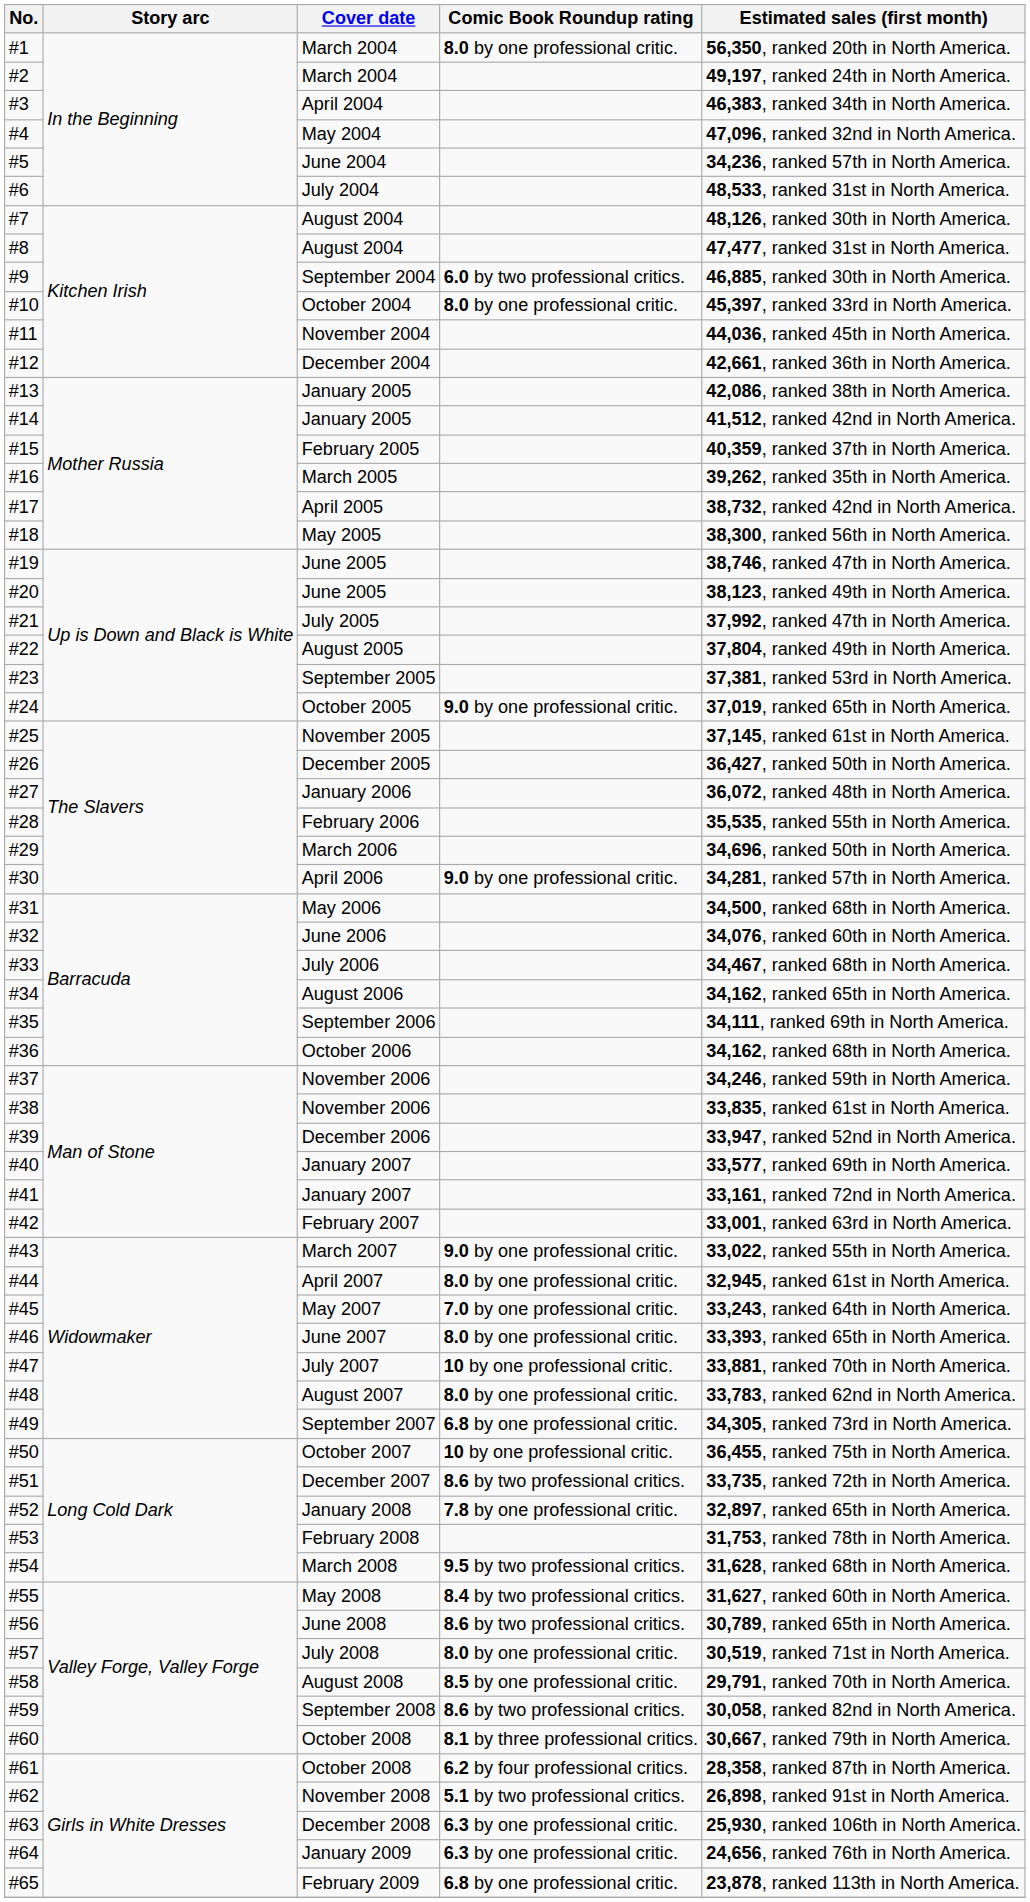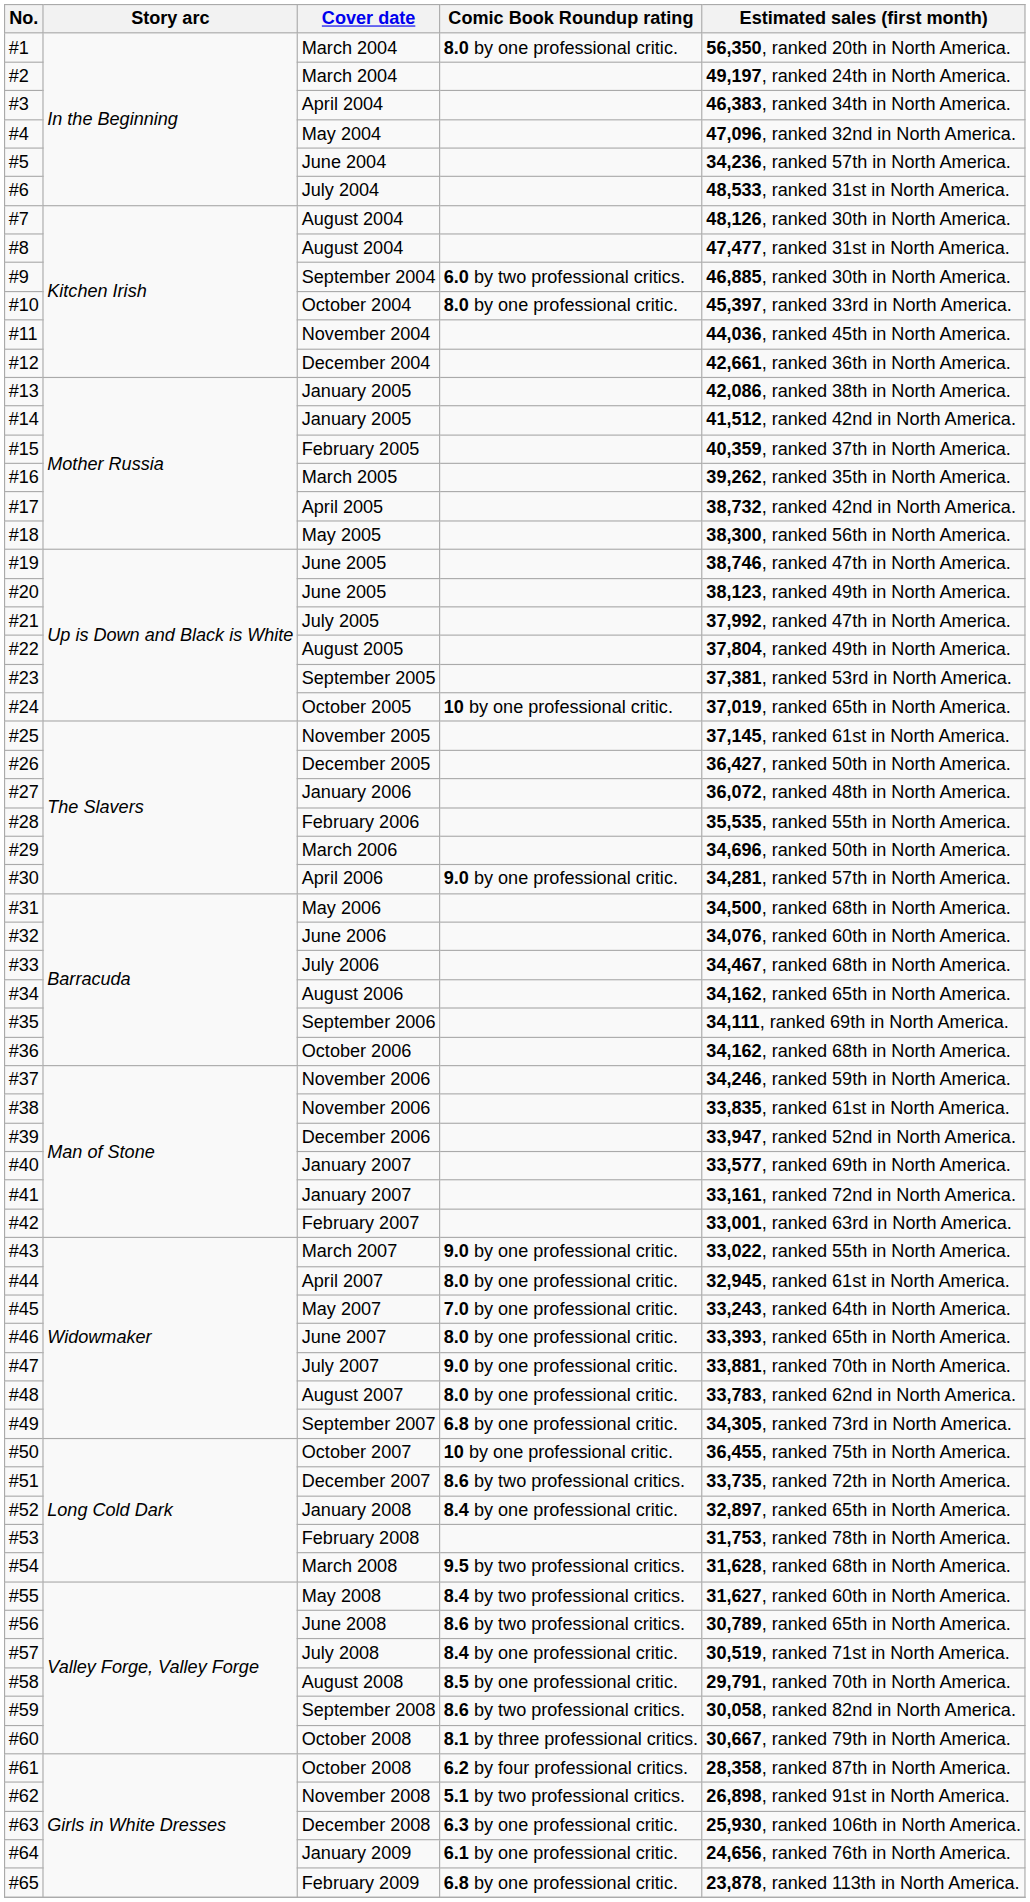(561, 707) 9.0 by one professional critic. -> (558, 707) 10 by one professional critic.
(558, 1366) 10 by one professional critic. -> (561, 1366) 9.0 by one professional critic.
(561, 1509) 7.8 by one professional critic. -> (561, 1509) 8.4 by one professional critic.
(561, 1653) 8.0 by one professional critic. -> (561, 1653) 8.4 by one professional critic.
(561, 1853) 6.3 by one professional critic. -> (561, 1853) 6.1 by one professional critic.
